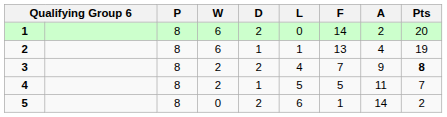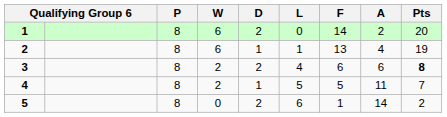(340, 67) 7 -> (340, 67) 6
(381, 67) 9 -> (381, 67) 6
